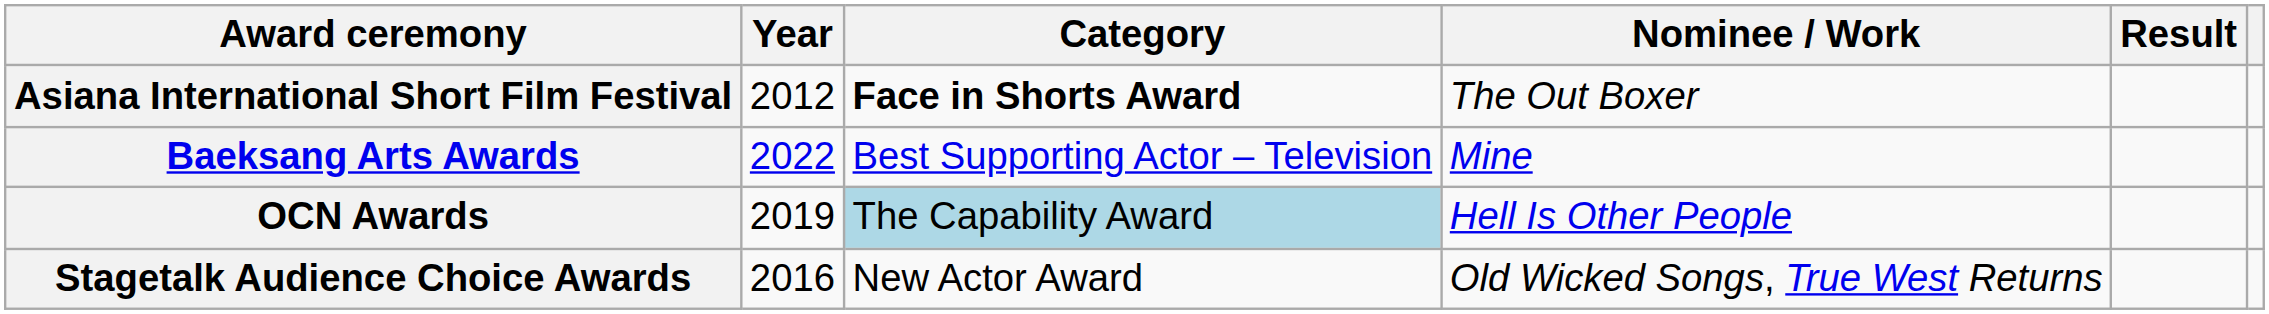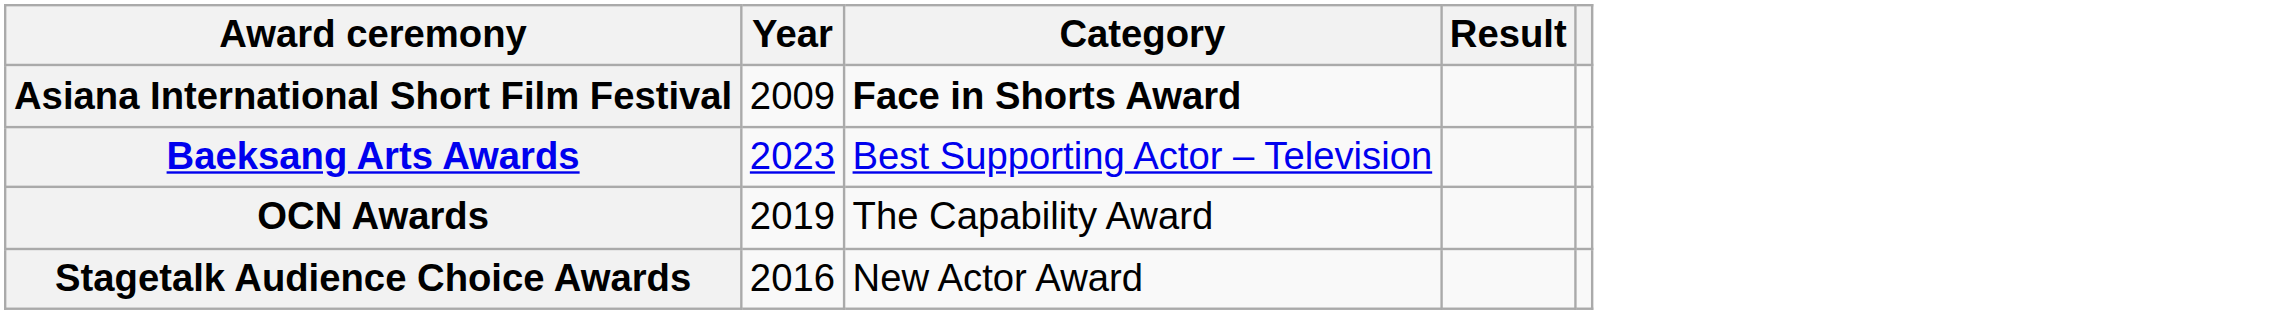- column: (1776, 34)
(792, 95) 2012 -> (792, 95) 2009
(792, 156) 2022 -> (792, 156) 2023
(1033, 216) lightblue background -> (1033, 216) no background
